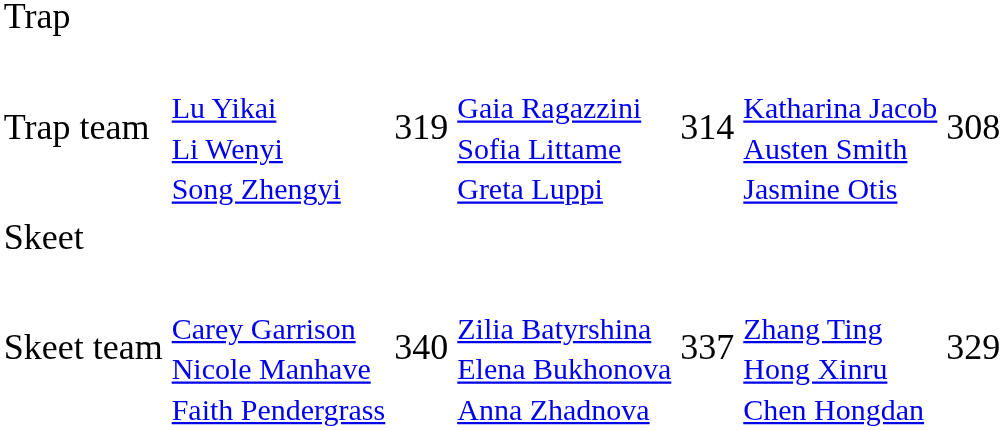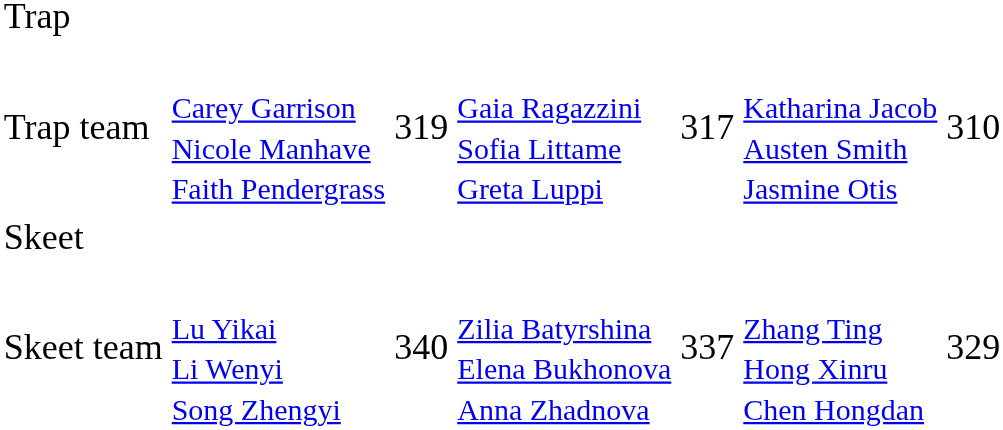(256, 149) Lu Yikai Li Wenyi Song Zhengyi -> (278, 149) Carey Garrison Nicole Manhave Faith Pendergrass
(707, 126) 314 -> (707, 126) 317
(973, 126) 308 -> (973, 126) 310
(278, 369) Carey Garrison Nicole Manhave Faith Pendergrass -> (256, 369) Lu Yikai Li Wenyi Song Zhengyi
